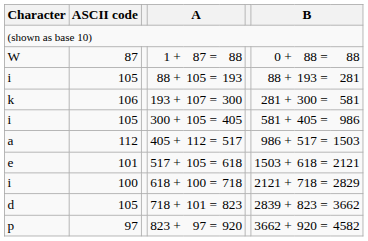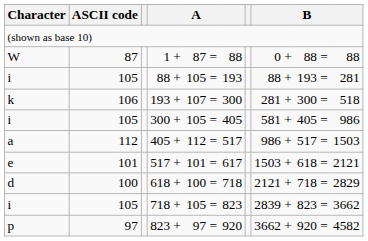(350, 99) 581 -> (350, 99) 518
(202, 162) 105 = -> (202, 162) 101 =
(232, 162) 618 -> (232, 162) 617
(9, 183) i -> (11, 183) d
(11, 204) d -> (9, 204) i
(202, 204) 101 = -> (202, 204) 105 =
